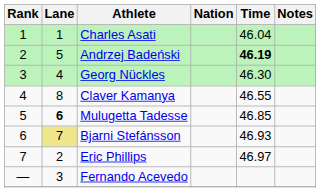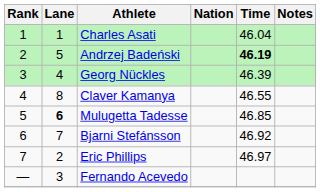(255, 75) 46.30 -> (255, 75) 46.39
(59, 136) khaki background -> (59, 136) no background
(255, 136) 46.93 -> (255, 136) 46.92
